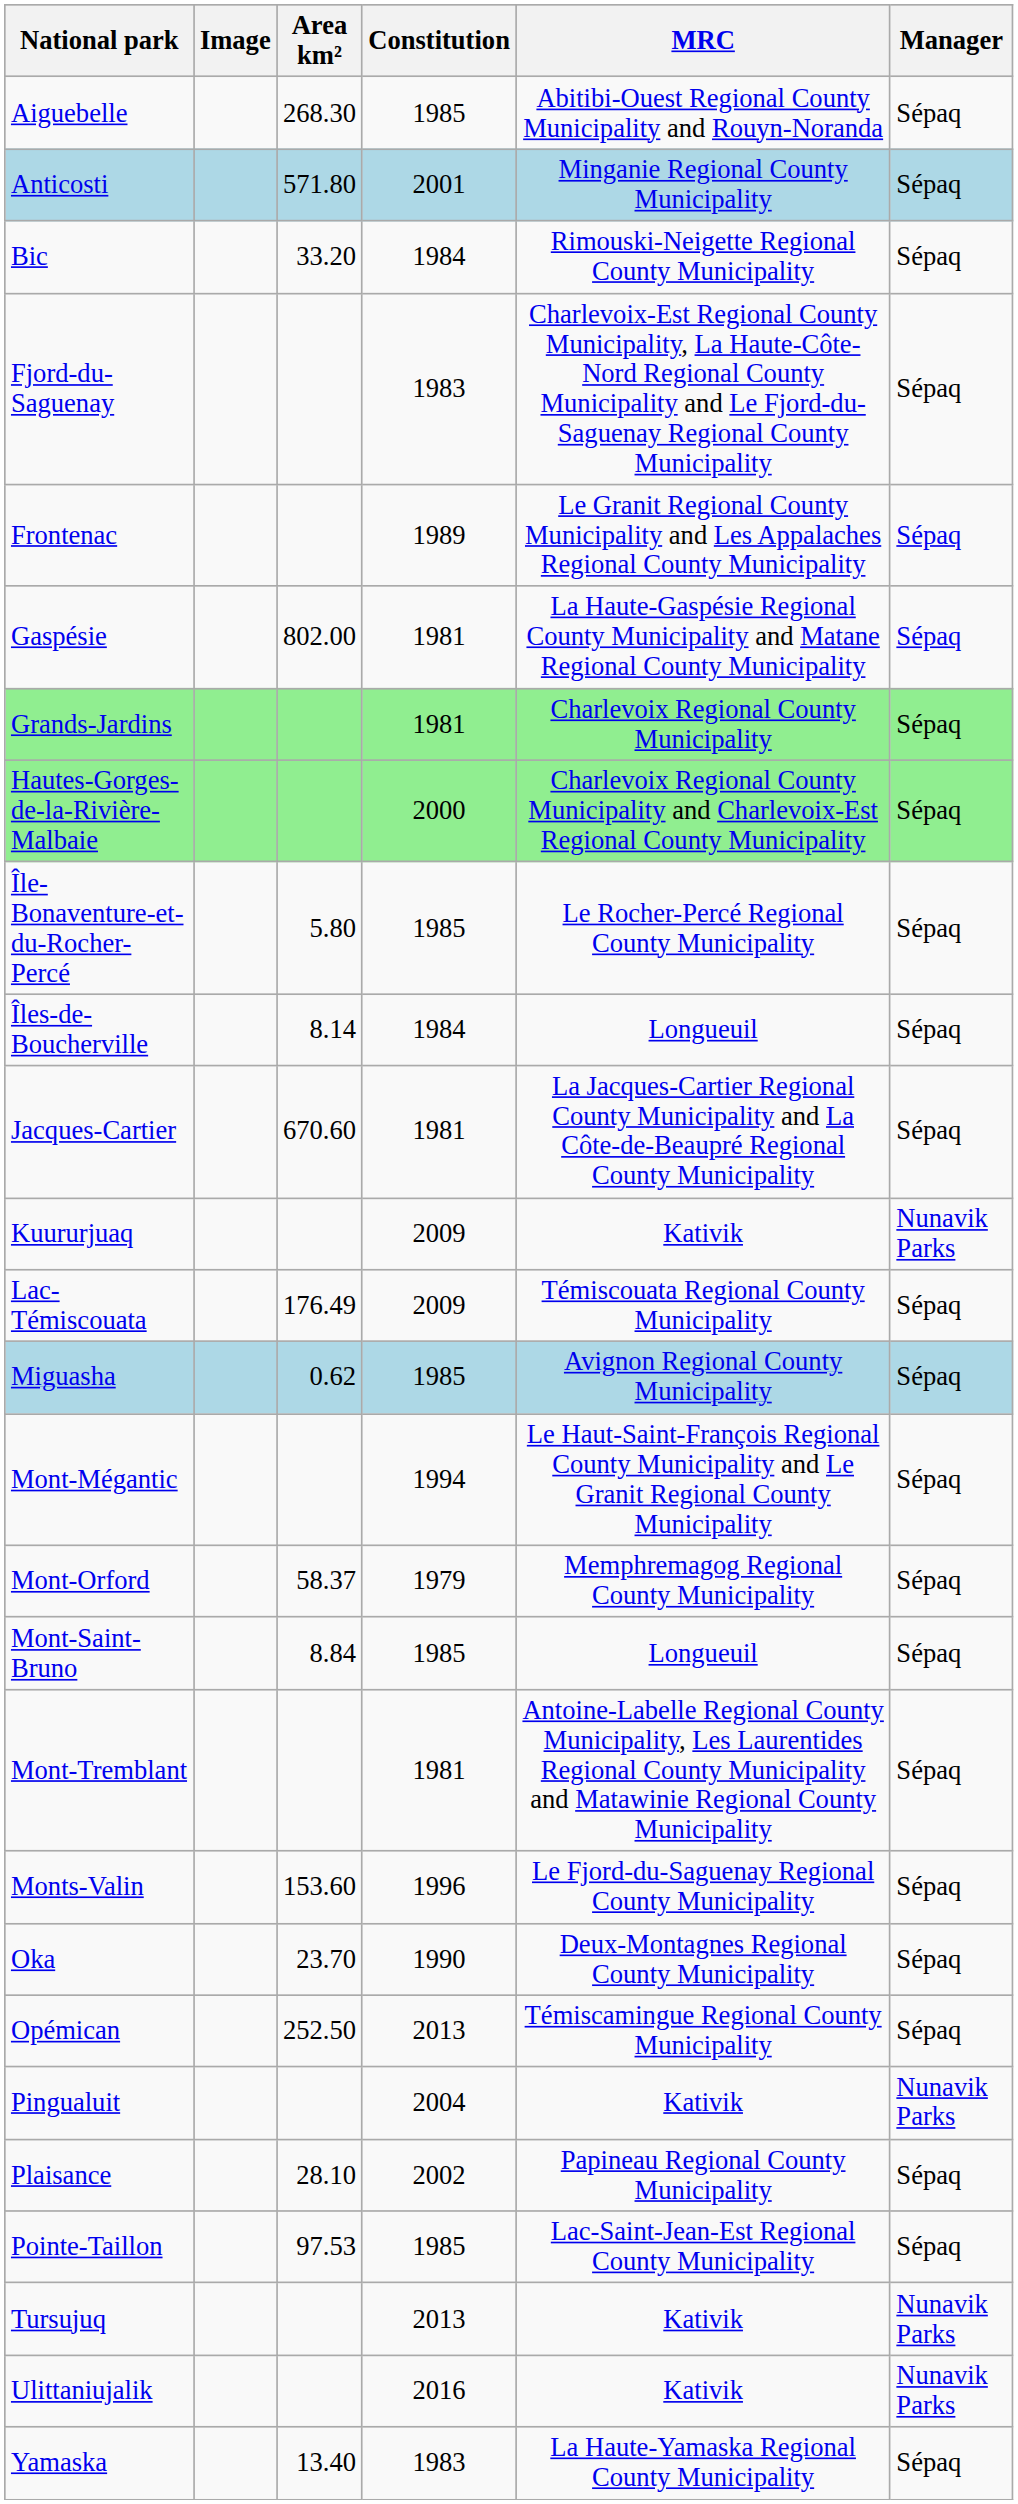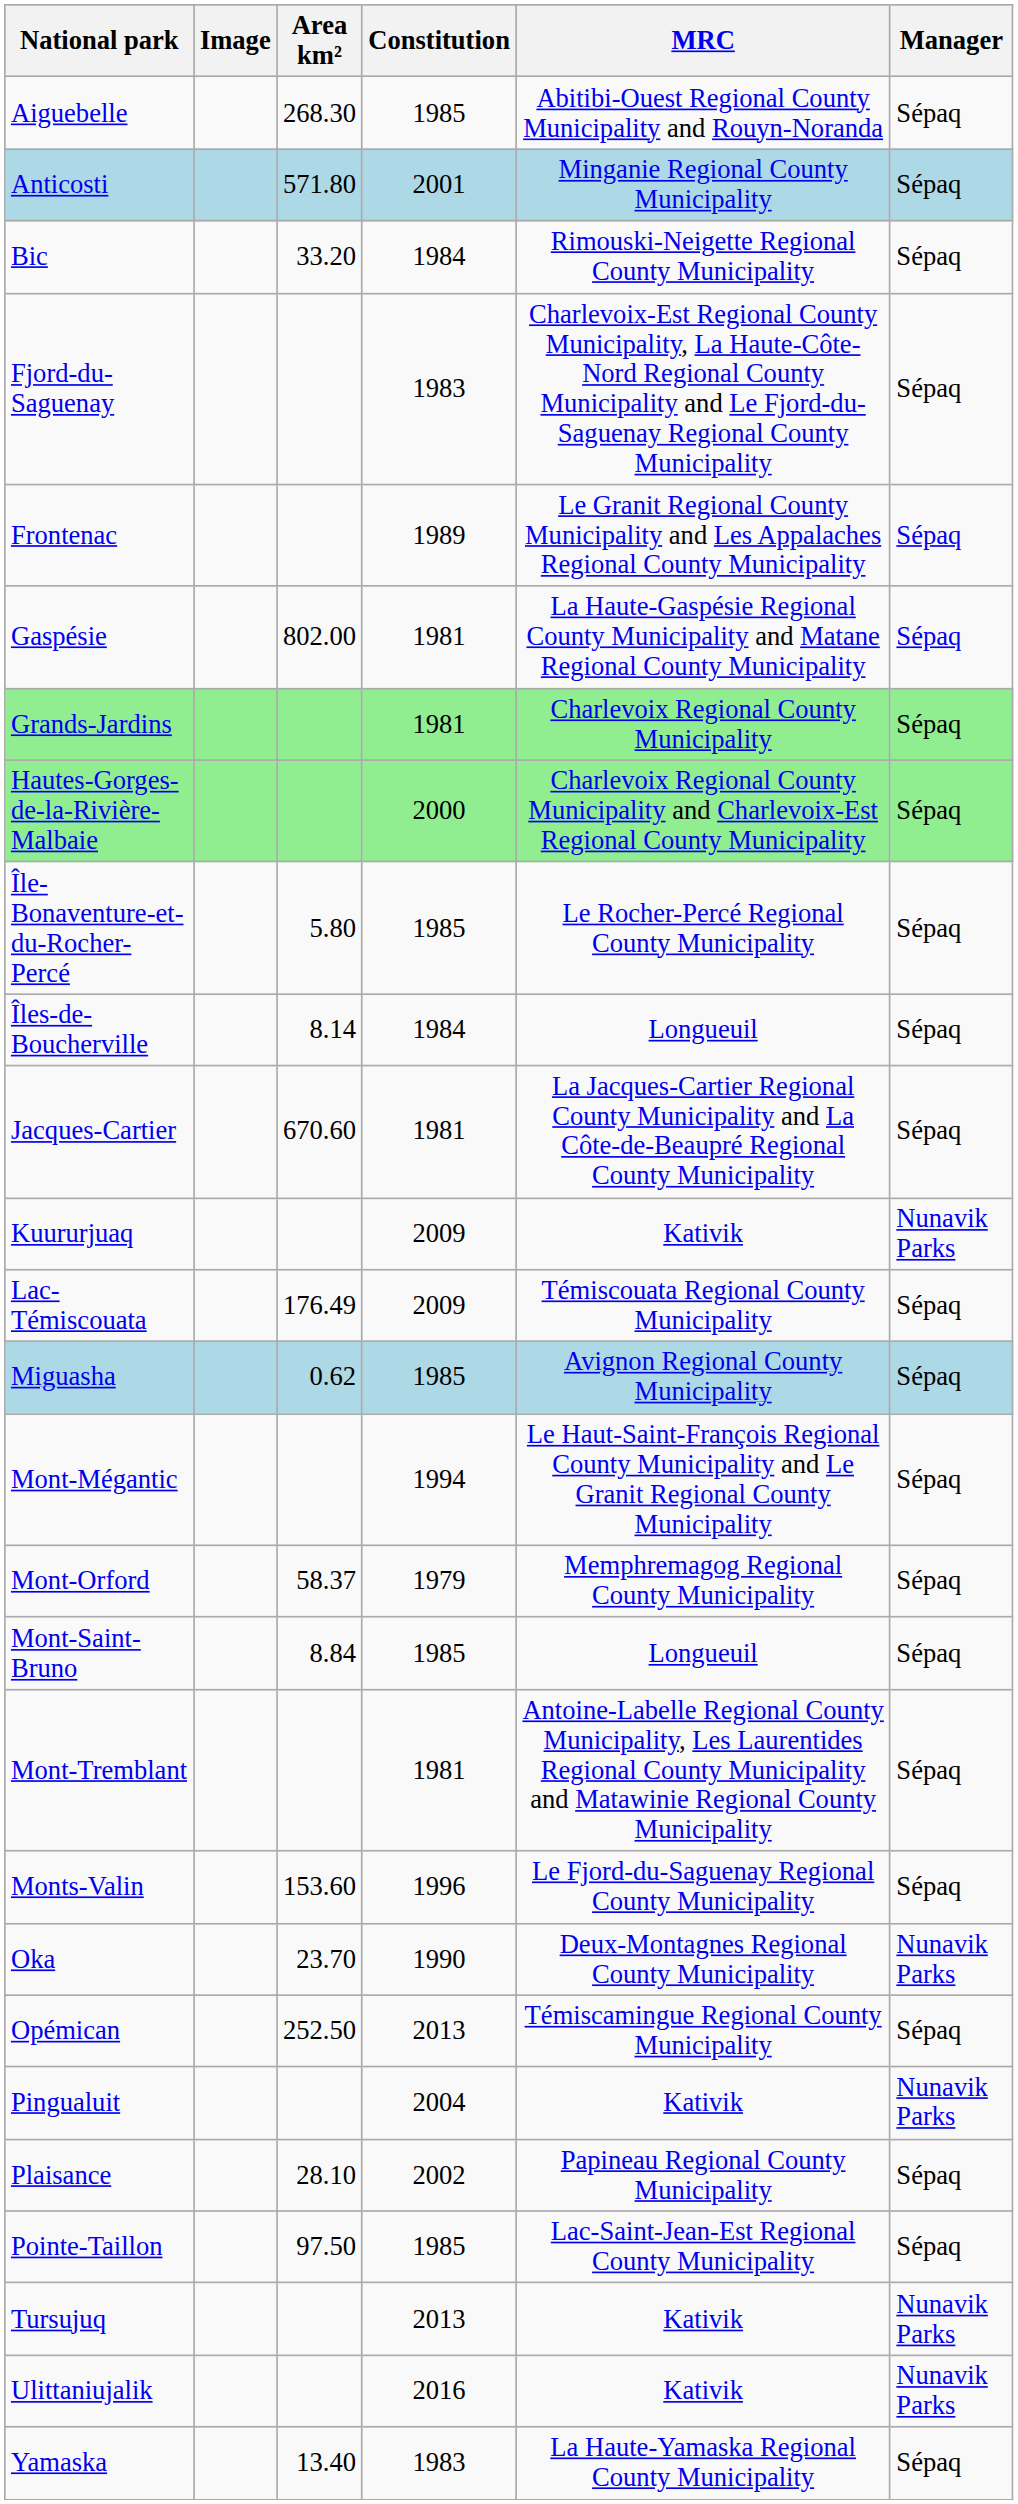(929, 1958) Sépaq -> (942, 1958) Nunavik Parks
(326, 2246) 97.53 -> (326, 2246) 97.50
